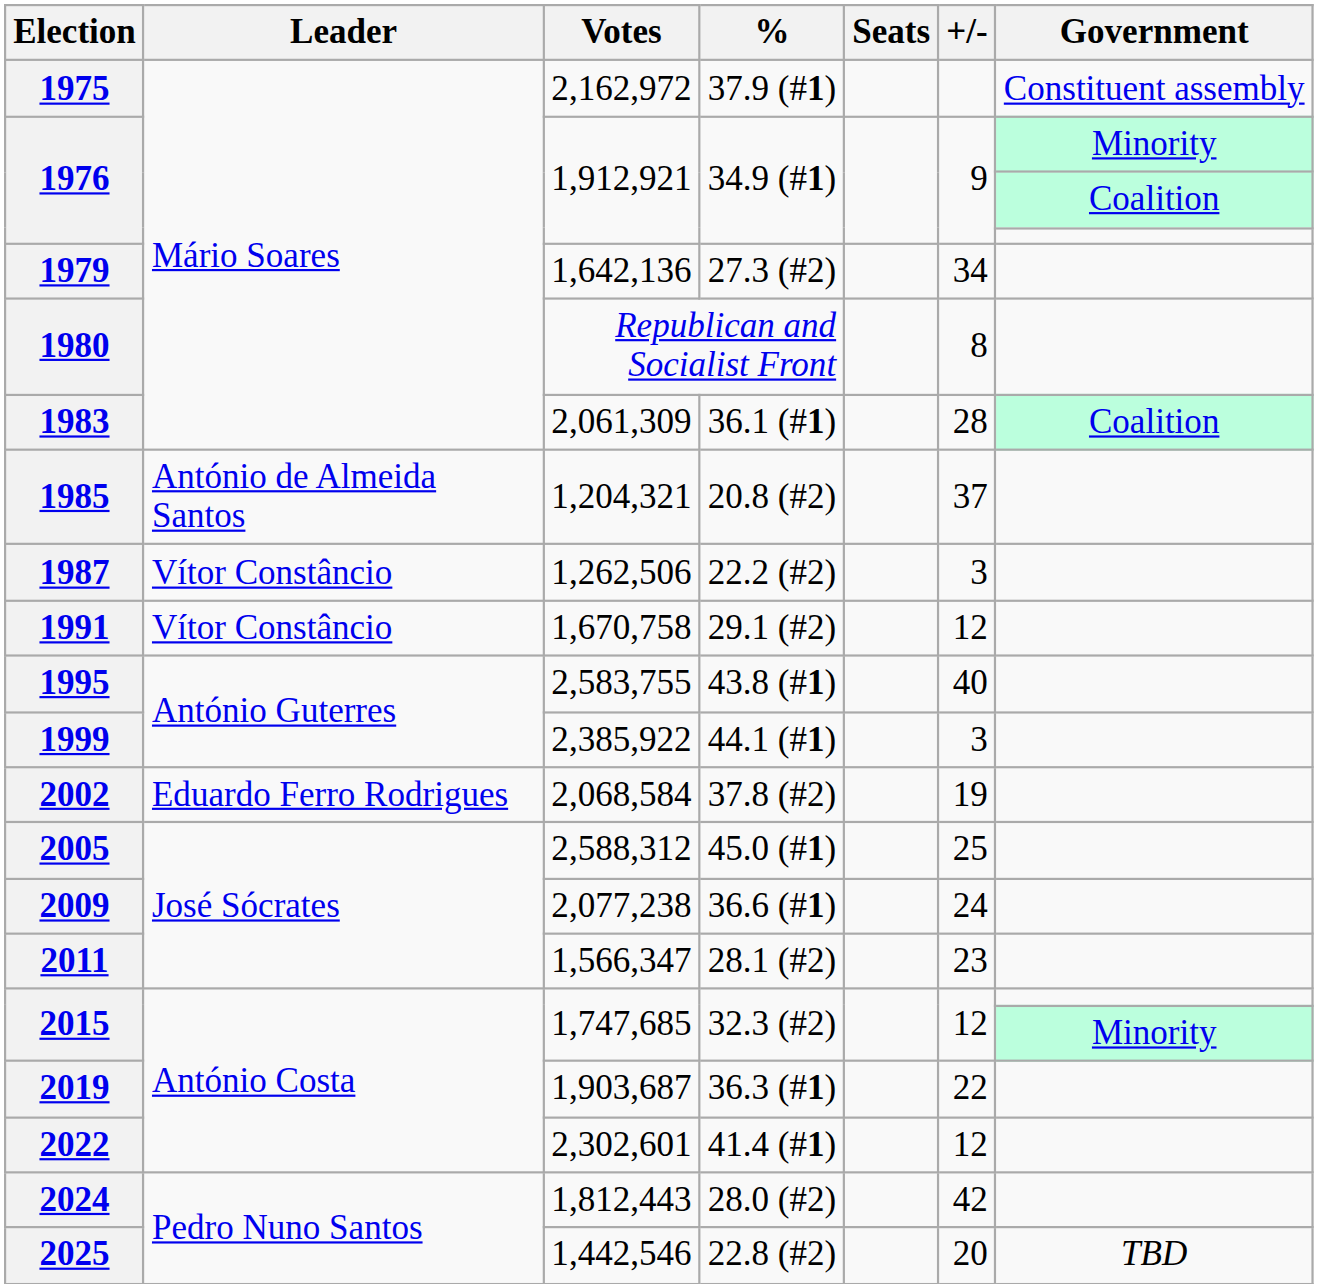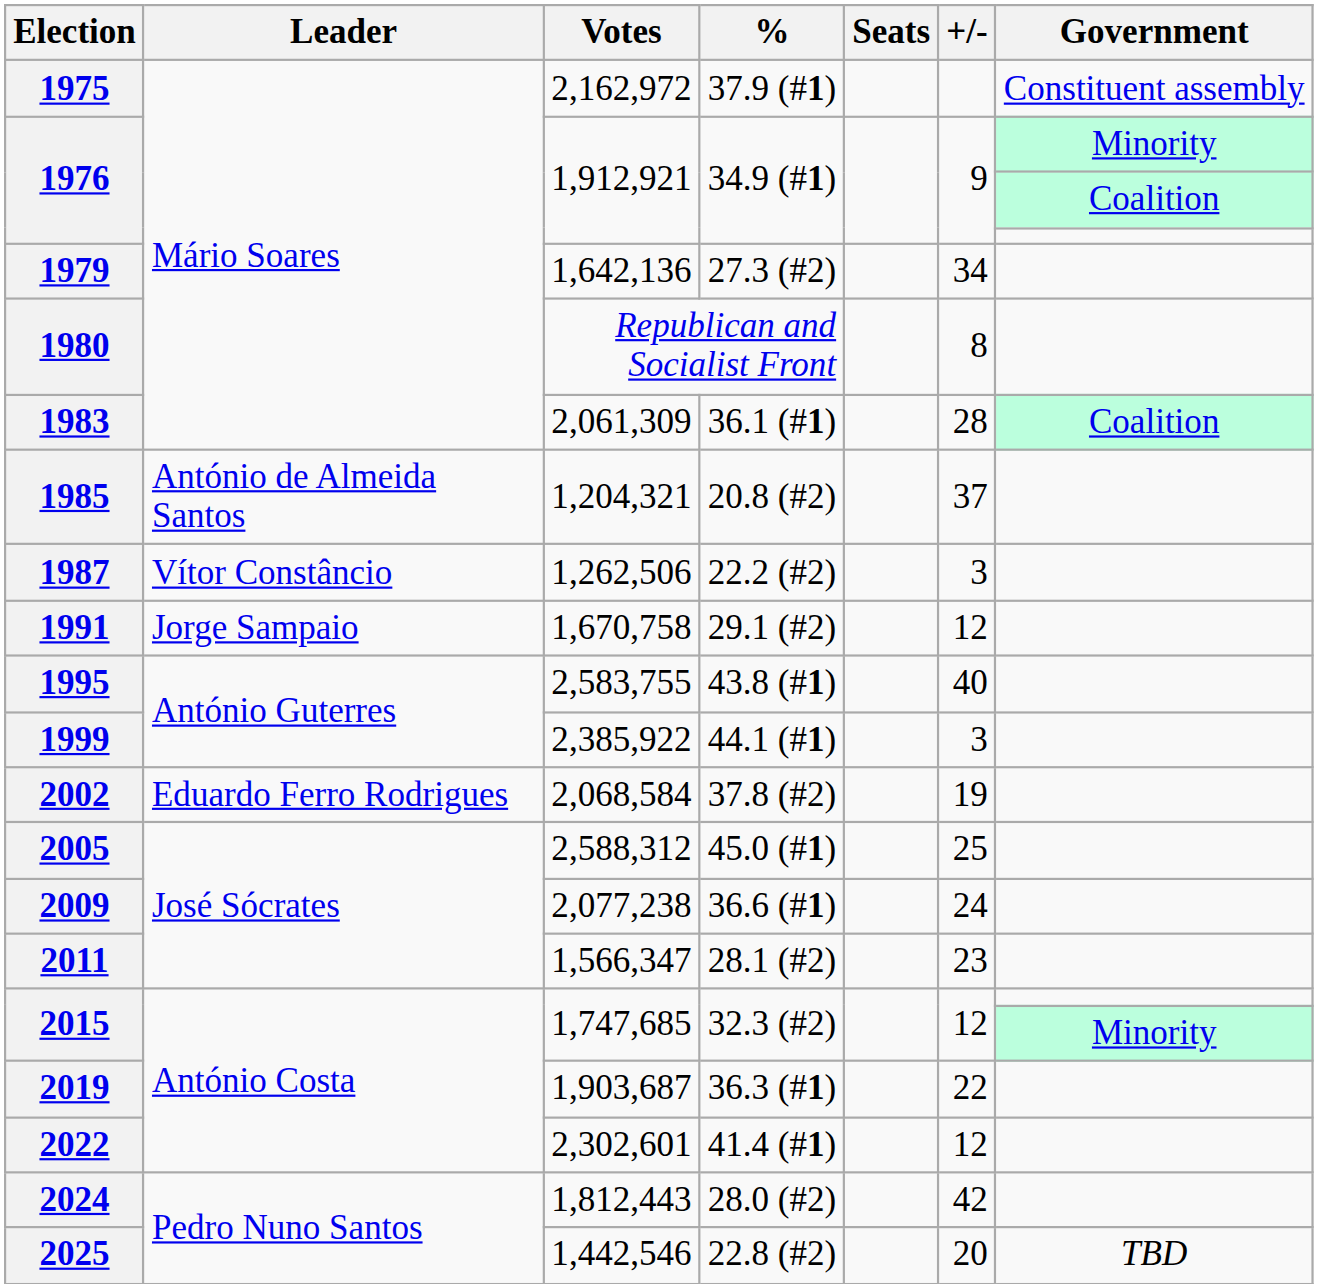(272, 627) Vítor Constâncio -> (255, 627) Jorge Sampaio
